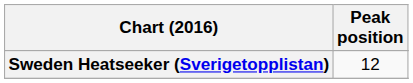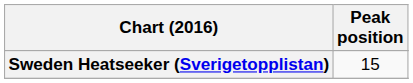(370, 64) 12 -> (370, 64) 15
